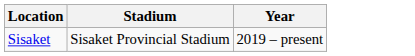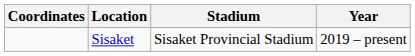+ column: (46, 16)
